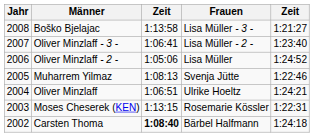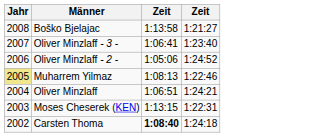- column: (226, 12)
(18, 76) no background -> (18, 76) khaki background
